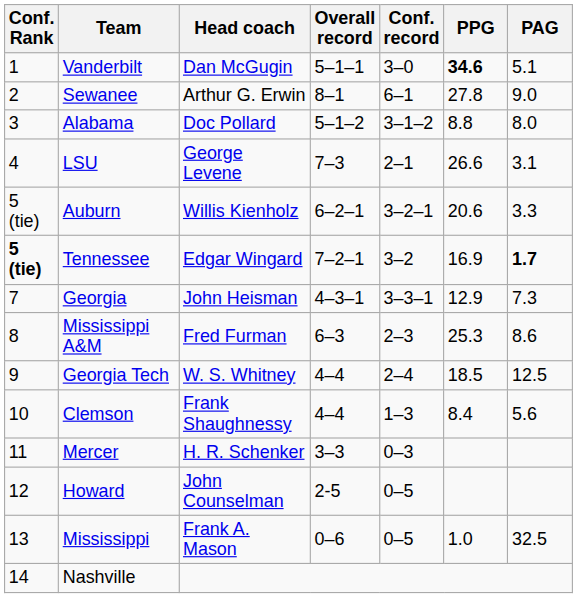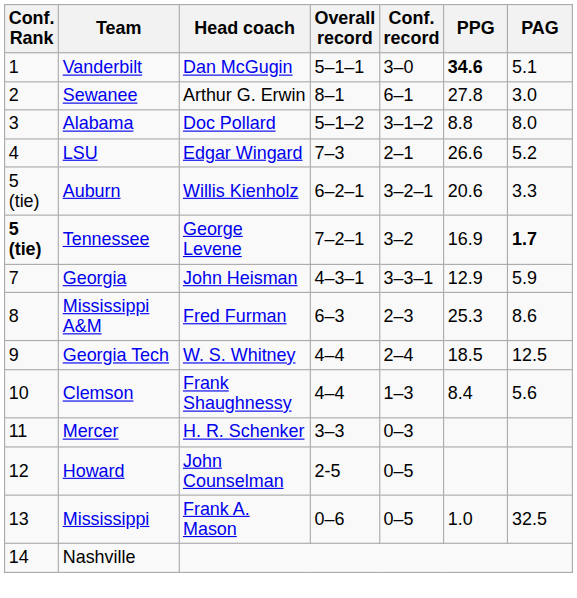(524, 95) 9.0 -> (524, 95) 3.0
(213, 162) George Levene -> (243, 152) Edgar Wingard
(524, 162) 3.1 -> (524, 152) 5.2
(243, 259) Edgar Wingard -> (213, 239) George Levene
(524, 298) 7.3 -> (524, 278) 5.9
